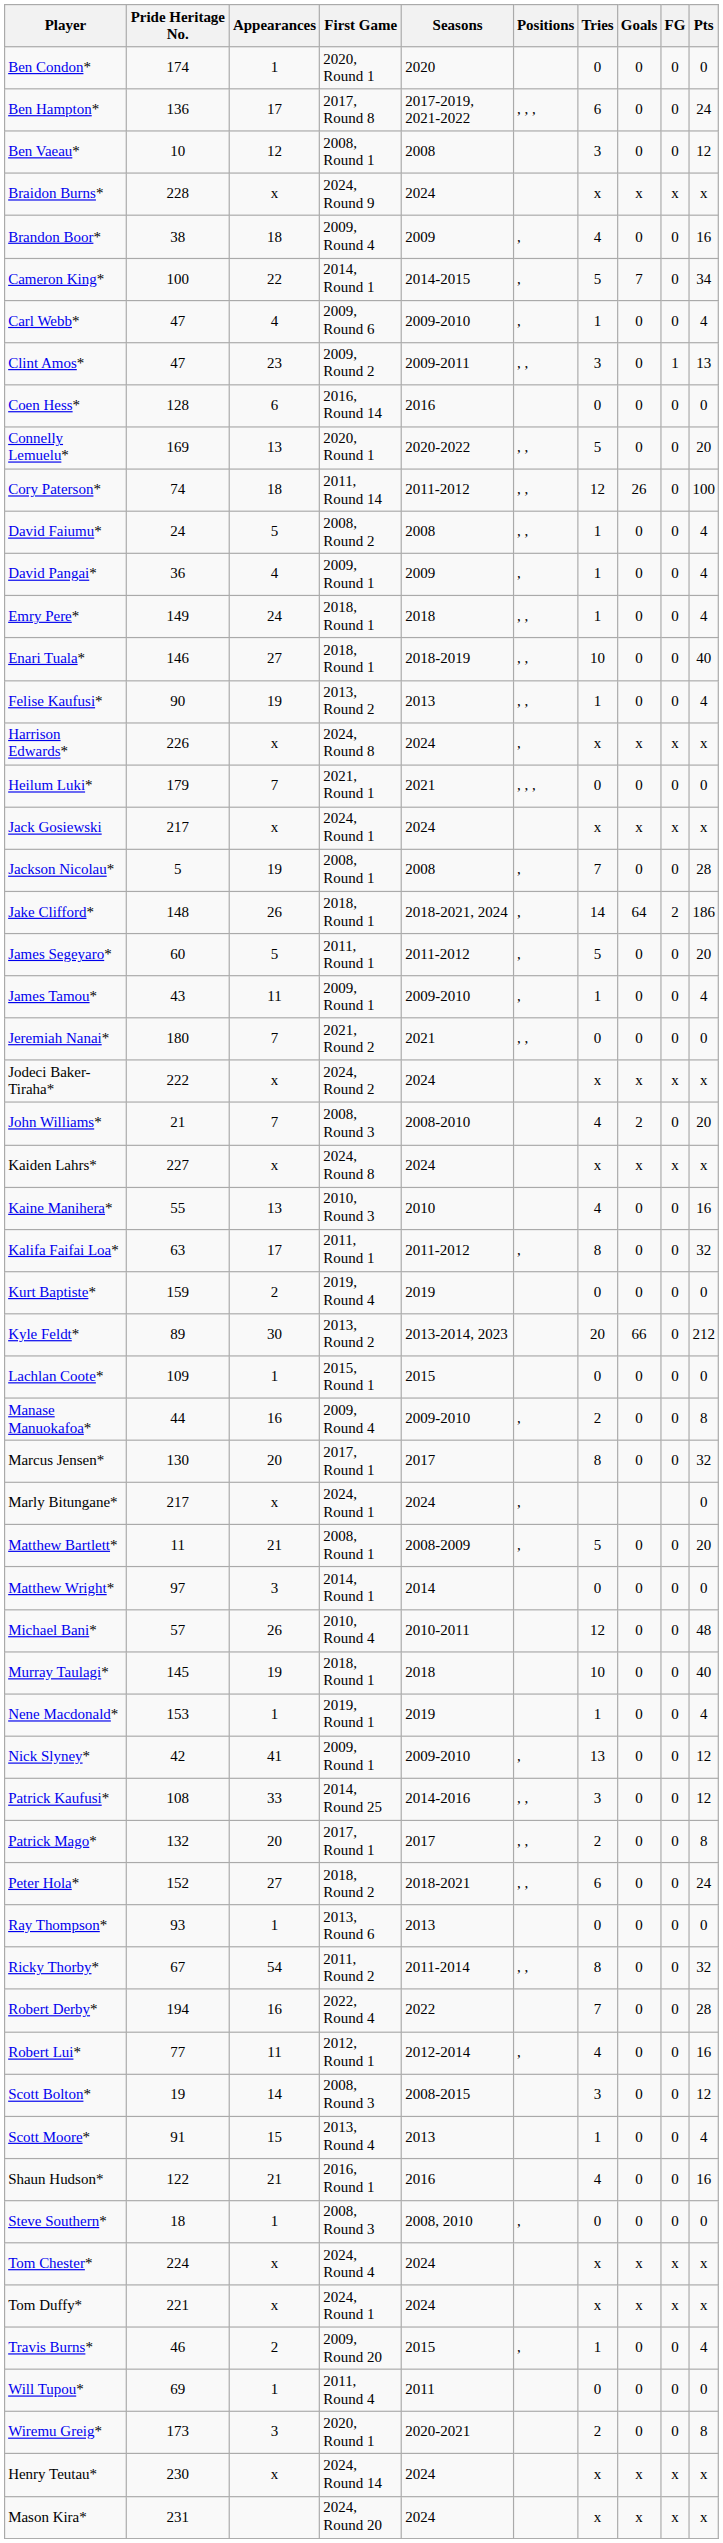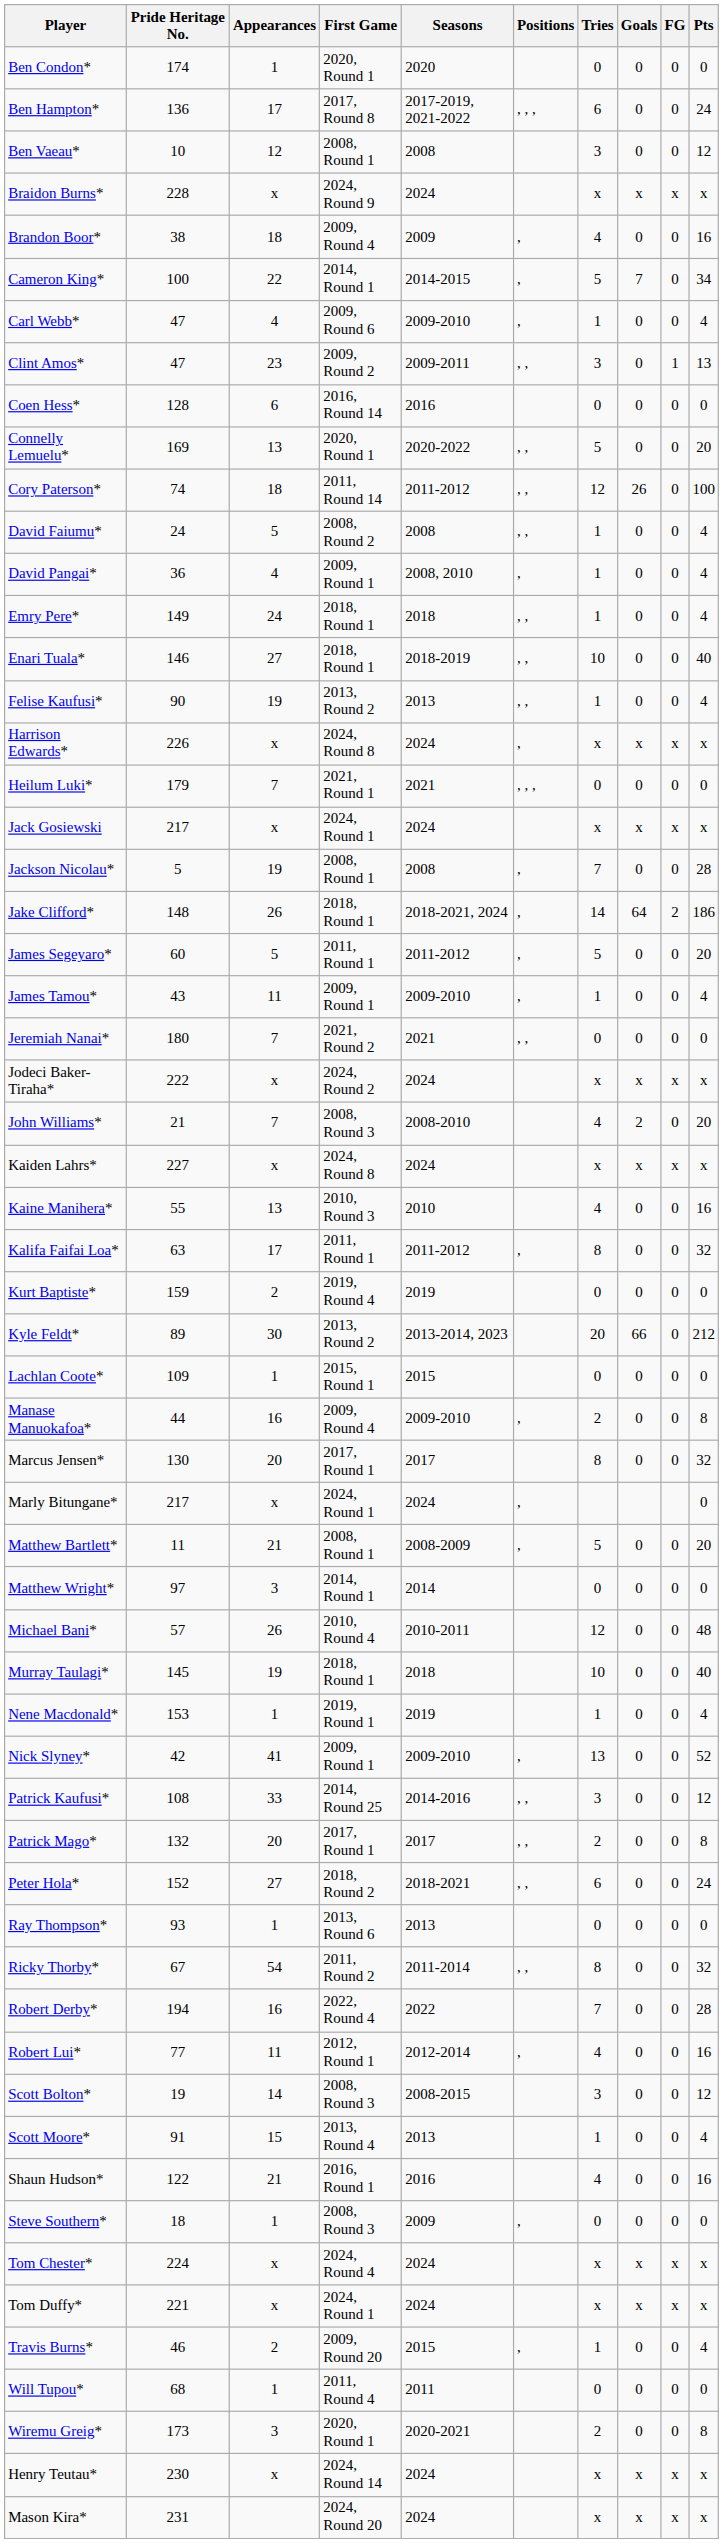(420, 574) 2009 -> (439, 574) 2008, 2010
(704, 1756) 12 -> (704, 1756) 52
(439, 2221) 2008, 2010 -> (420, 2221) 2009
(178, 2390) 69 -> (178, 2390) 68
